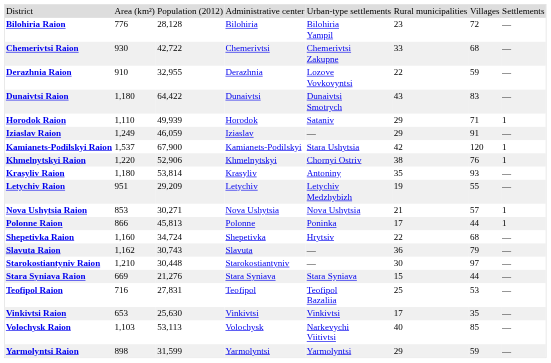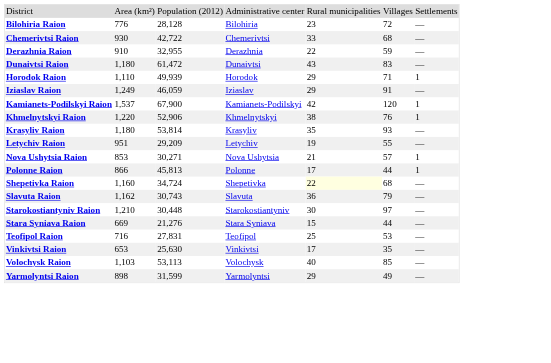- column: (349, 11)
(170, 96) 64,422 -> (170, 64) 61,472
(398, 236) no background -> (311, 183) lightyellow background
(474, 350) 59 -> (388, 276) 49
